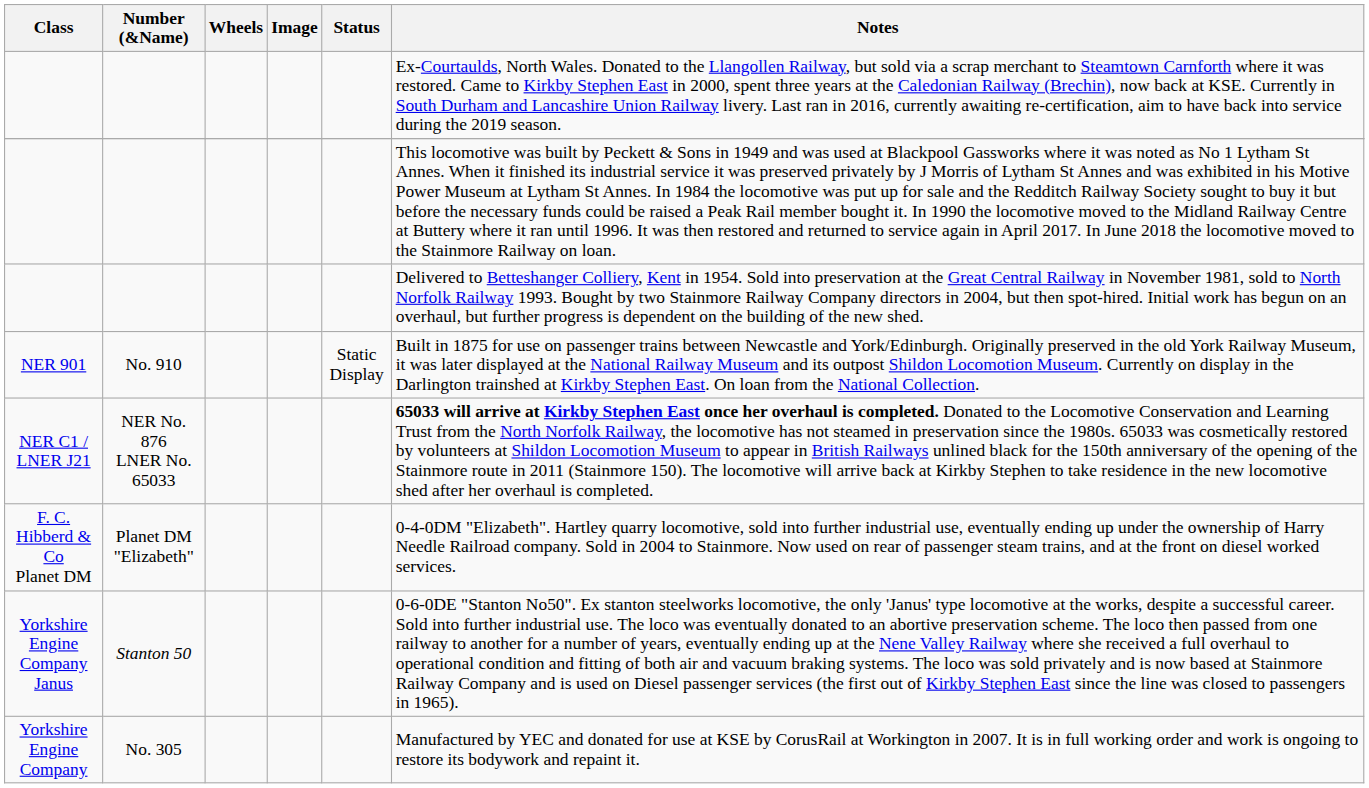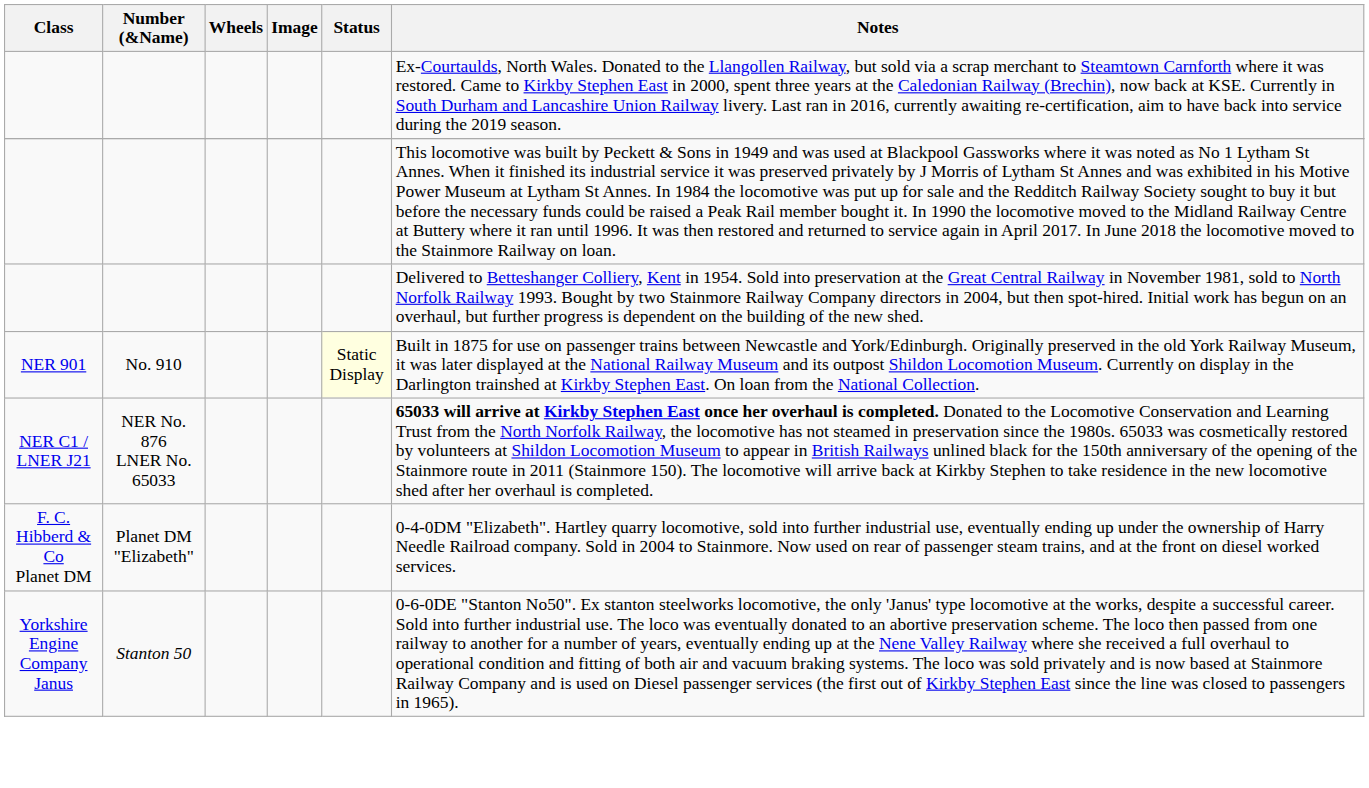(357, 364) no background -> (357, 364) lightyellow background
- row: (54, 749)
